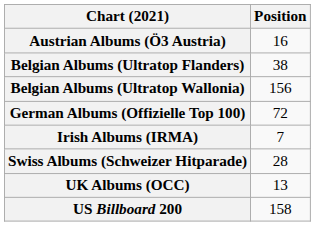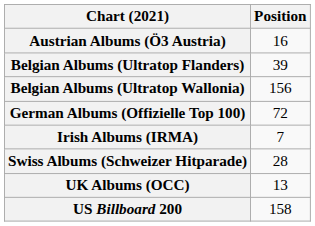(280, 64) 38 -> (280, 64) 39
